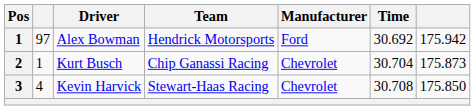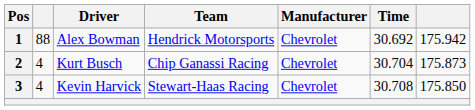(43, 40) 97 -> (43, 40) 88
(294, 40) Ford -> (309, 40) Chevrolet
(39, 63) 1 -> (39, 63) 4
